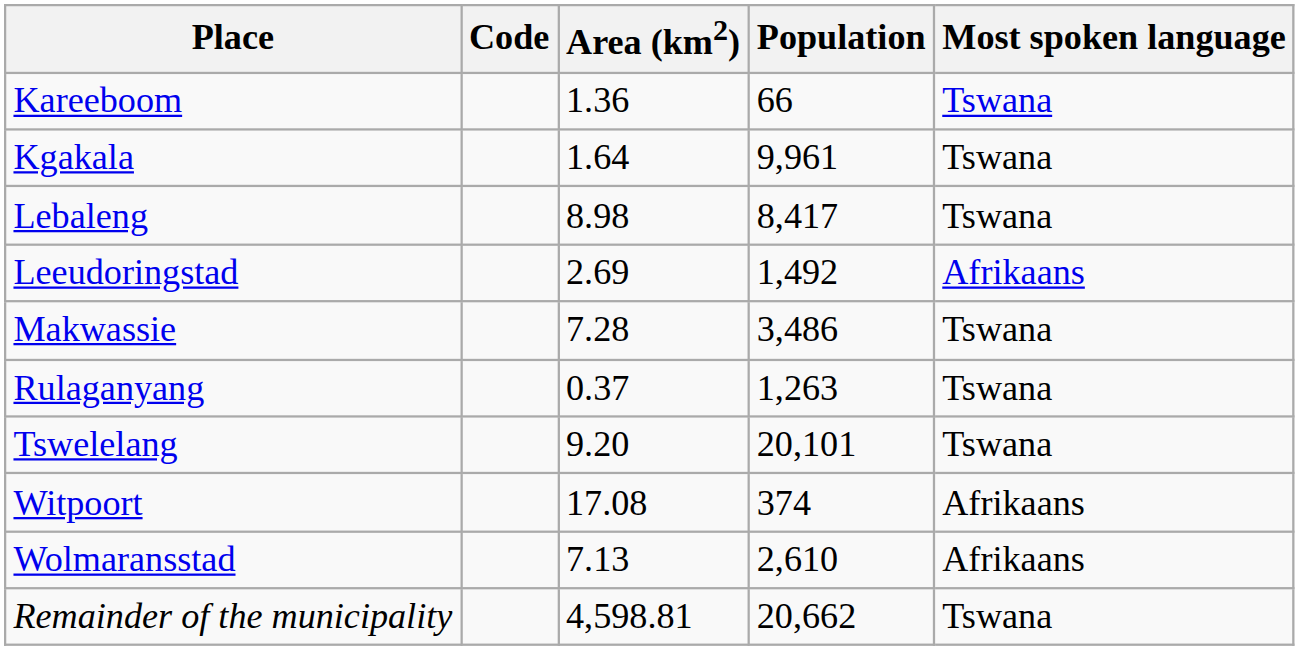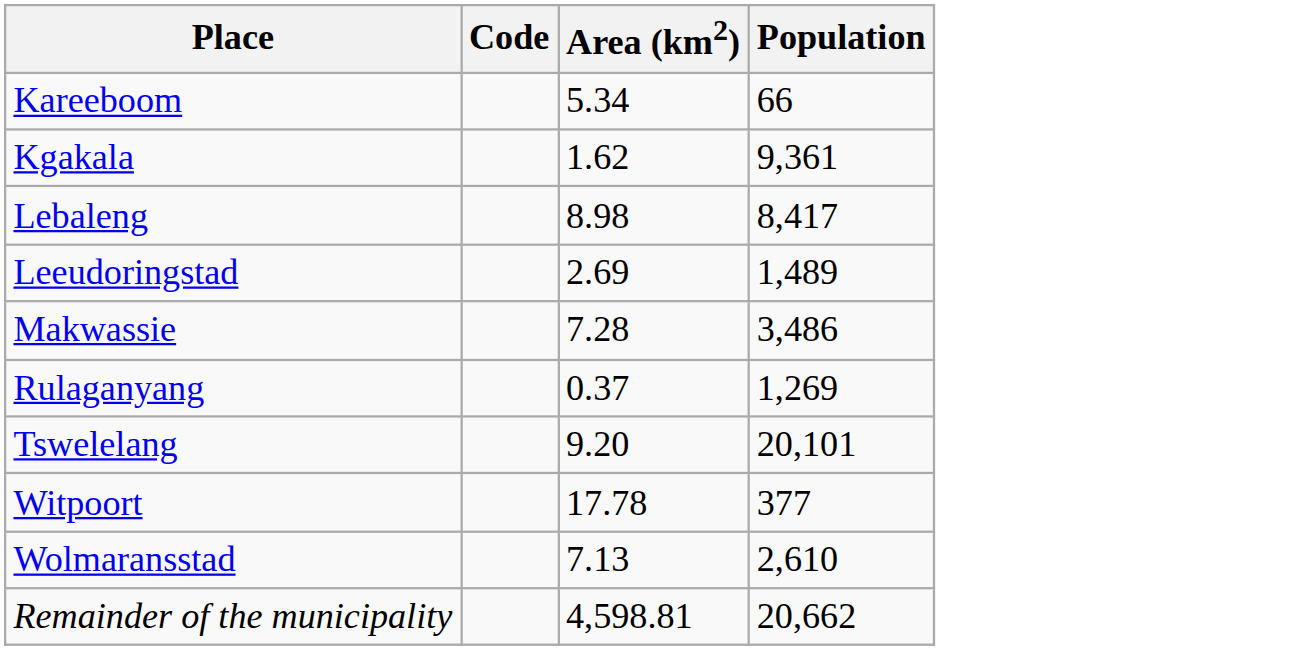- column: (1114, 38)
(598, 100) 1.36 -> (598, 100) 5.34
(598, 157) 1.64 -> (598, 157) 1.62
(797, 157) 9,961 -> (797, 157) 9,361
(797, 272) 1,492 -> (797, 272) 1,489
(797, 387) 1,263 -> (797, 387) 1,269
(607, 501) 17.08 -> (607, 501) 17.78
(784, 501) 374 -> (784, 501) 377
